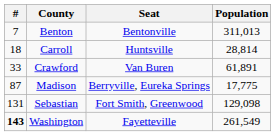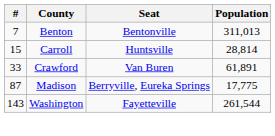(15, 49) 18 -> (15, 49) 15
- row: (56, 103)
(15, 121) bold -> (15, 103) normal
(242, 121) 261,549 -> (242, 103) 261,544
